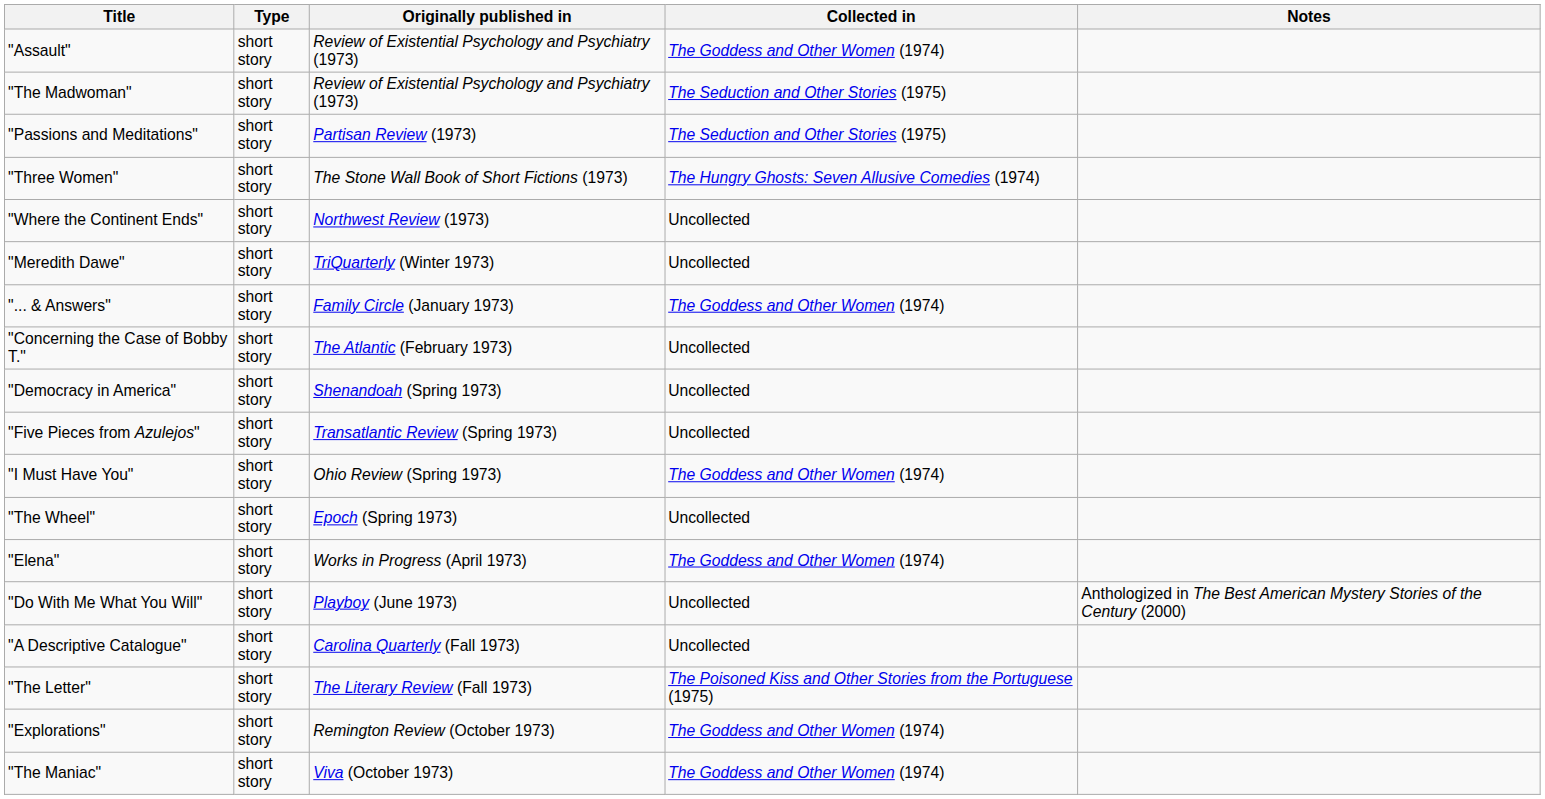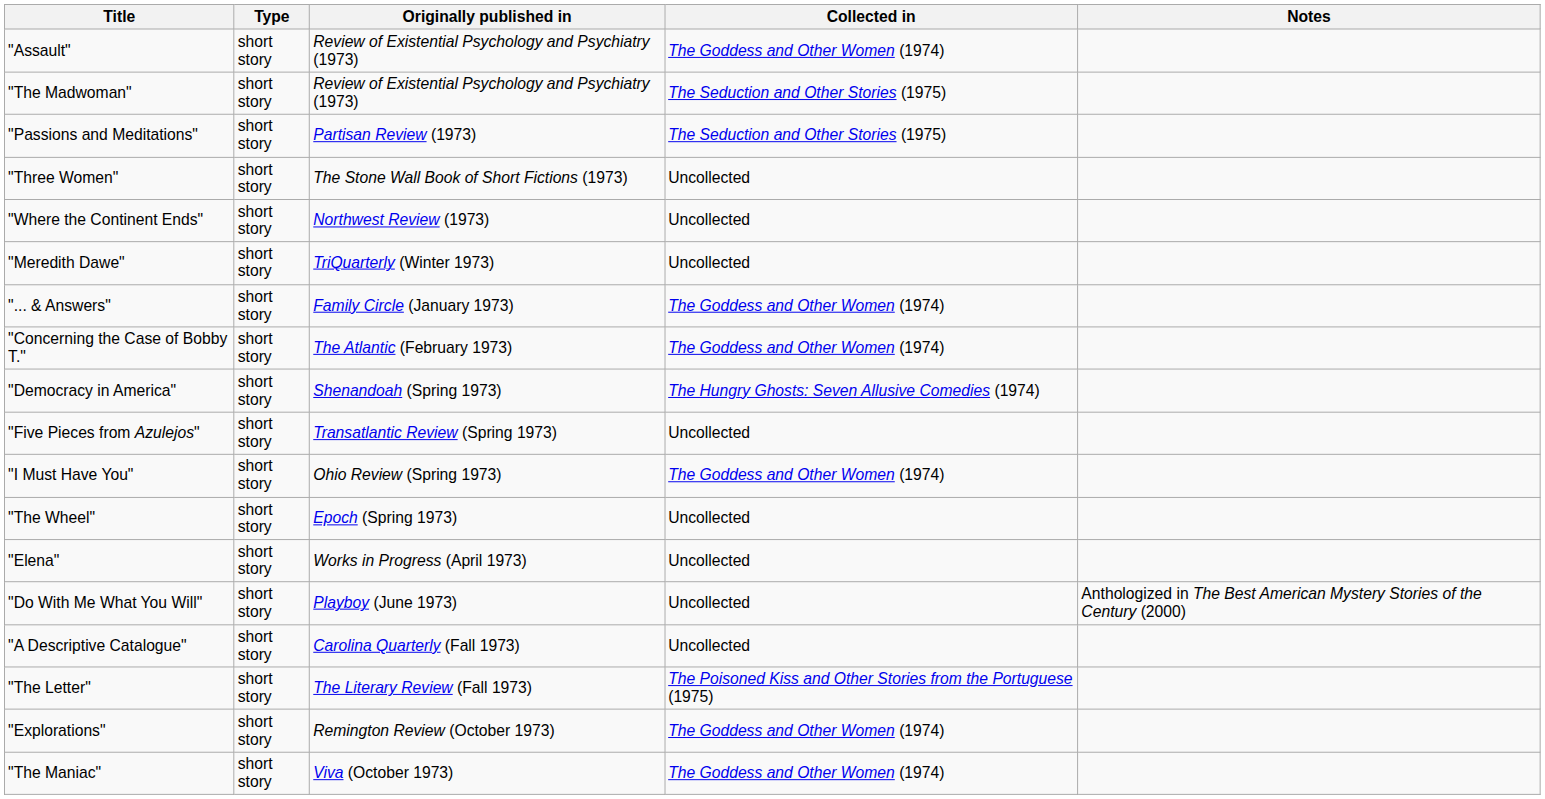(854, 178) The Hungry Ghosts: Seven Allusive Comedies (1974) -> (709, 178) Uncollected
(709, 348) Uncollected -> (806, 348) The Goddess and Other Women (1974)
(709, 390) Uncollected -> (854, 390) The Hungry Ghosts: Seven Allusive Comedies (1974)
(806, 560) The Goddess and Other Women (1974) -> (709, 560) Uncollected
